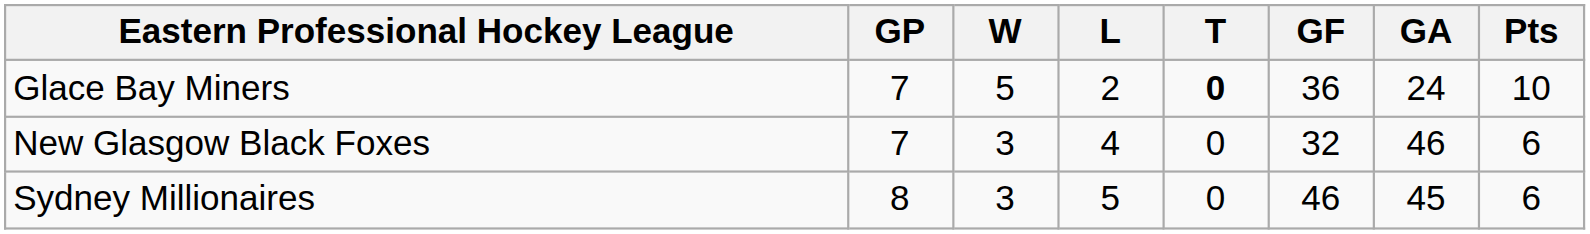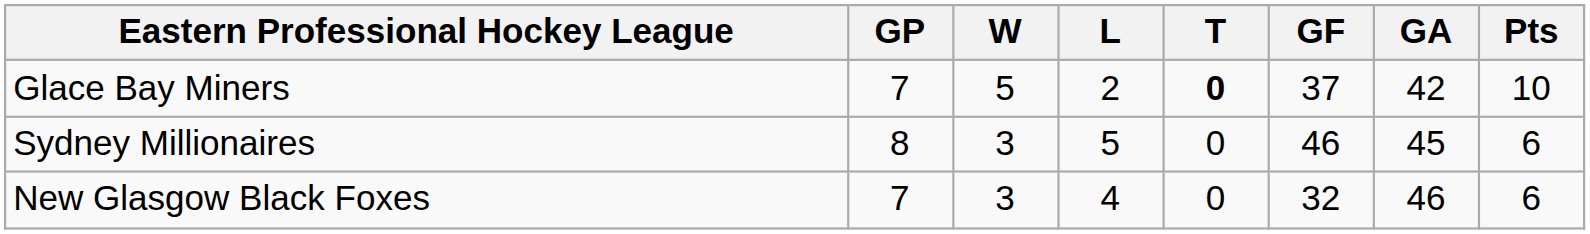(1321, 87) 36 -> (1321, 87) 37
(1426, 87) 24 -> (1426, 87) 42
rows swapped: (222, 143) <-> (164, 198)
